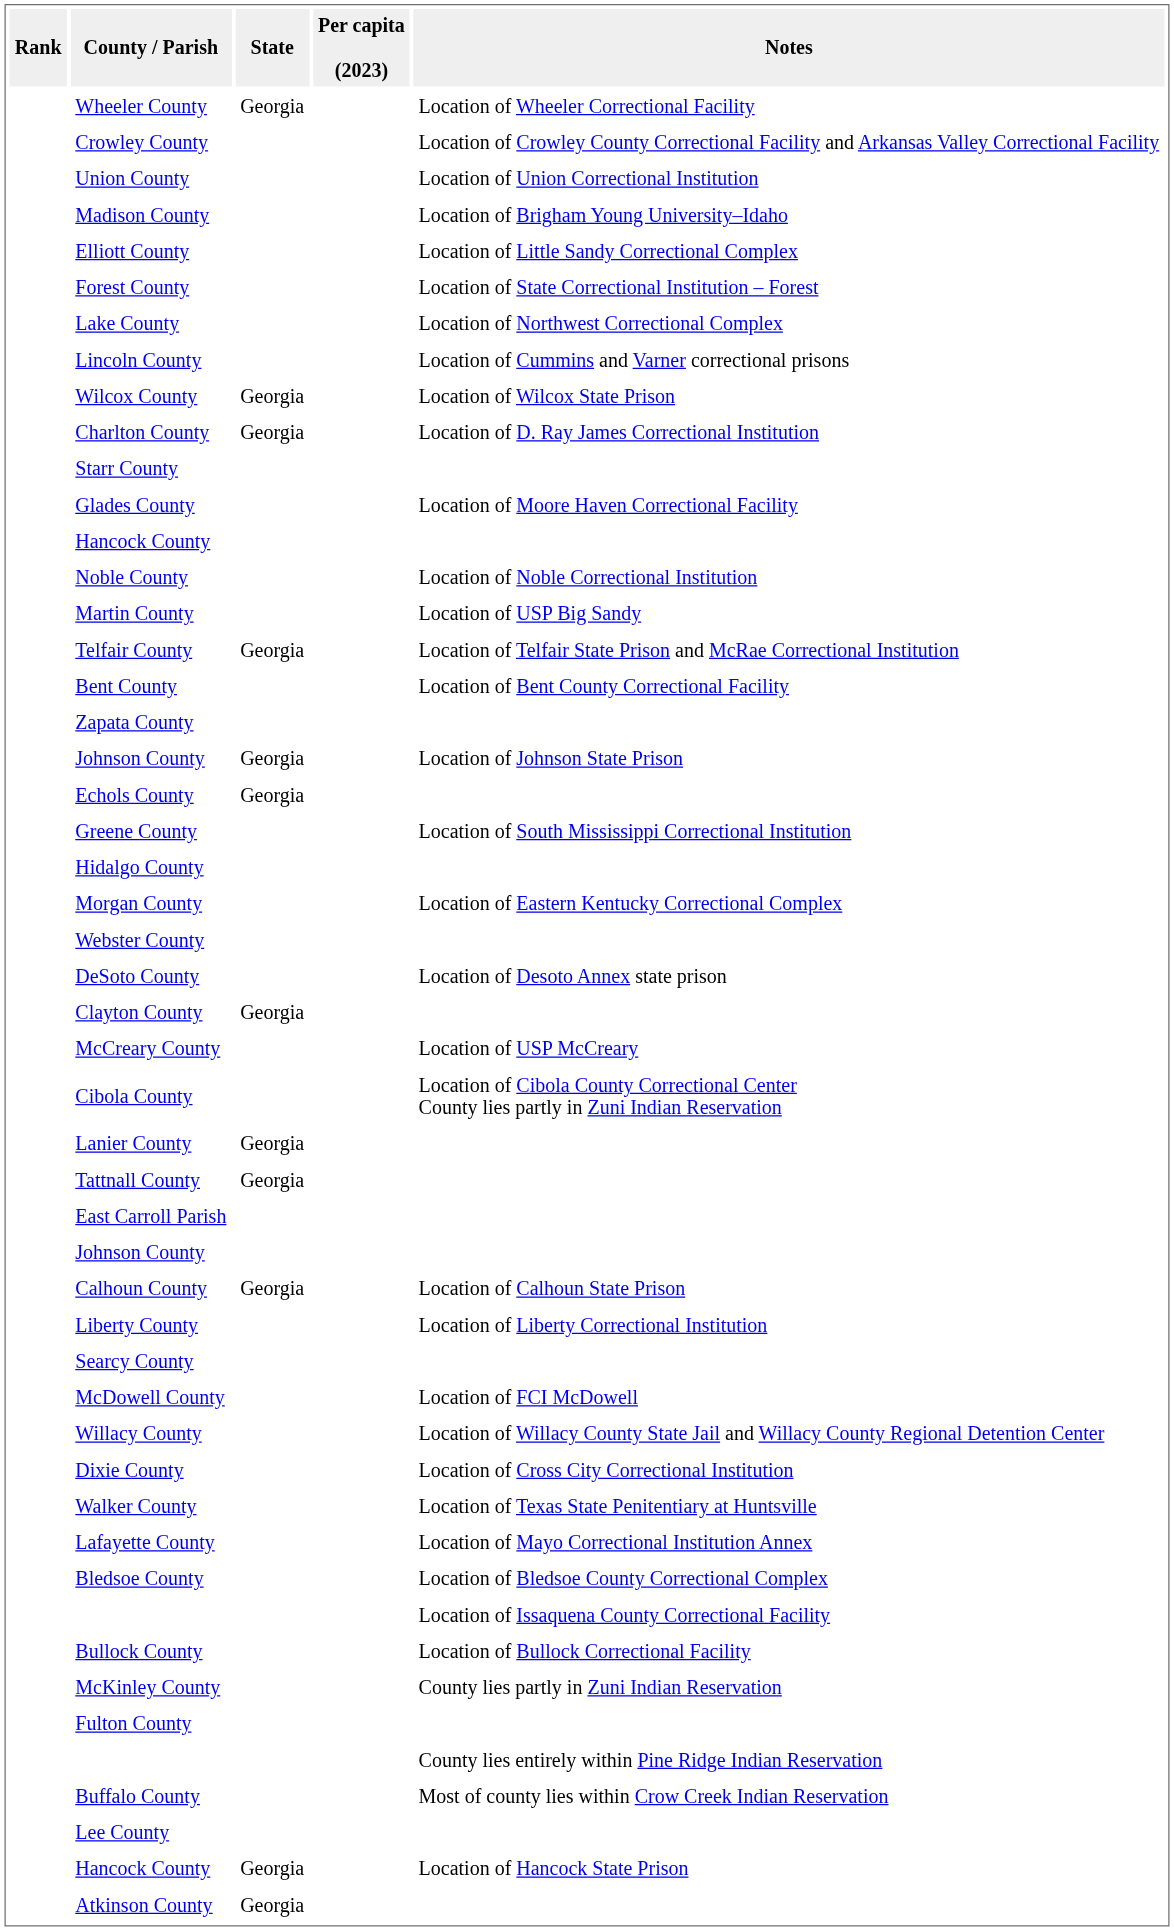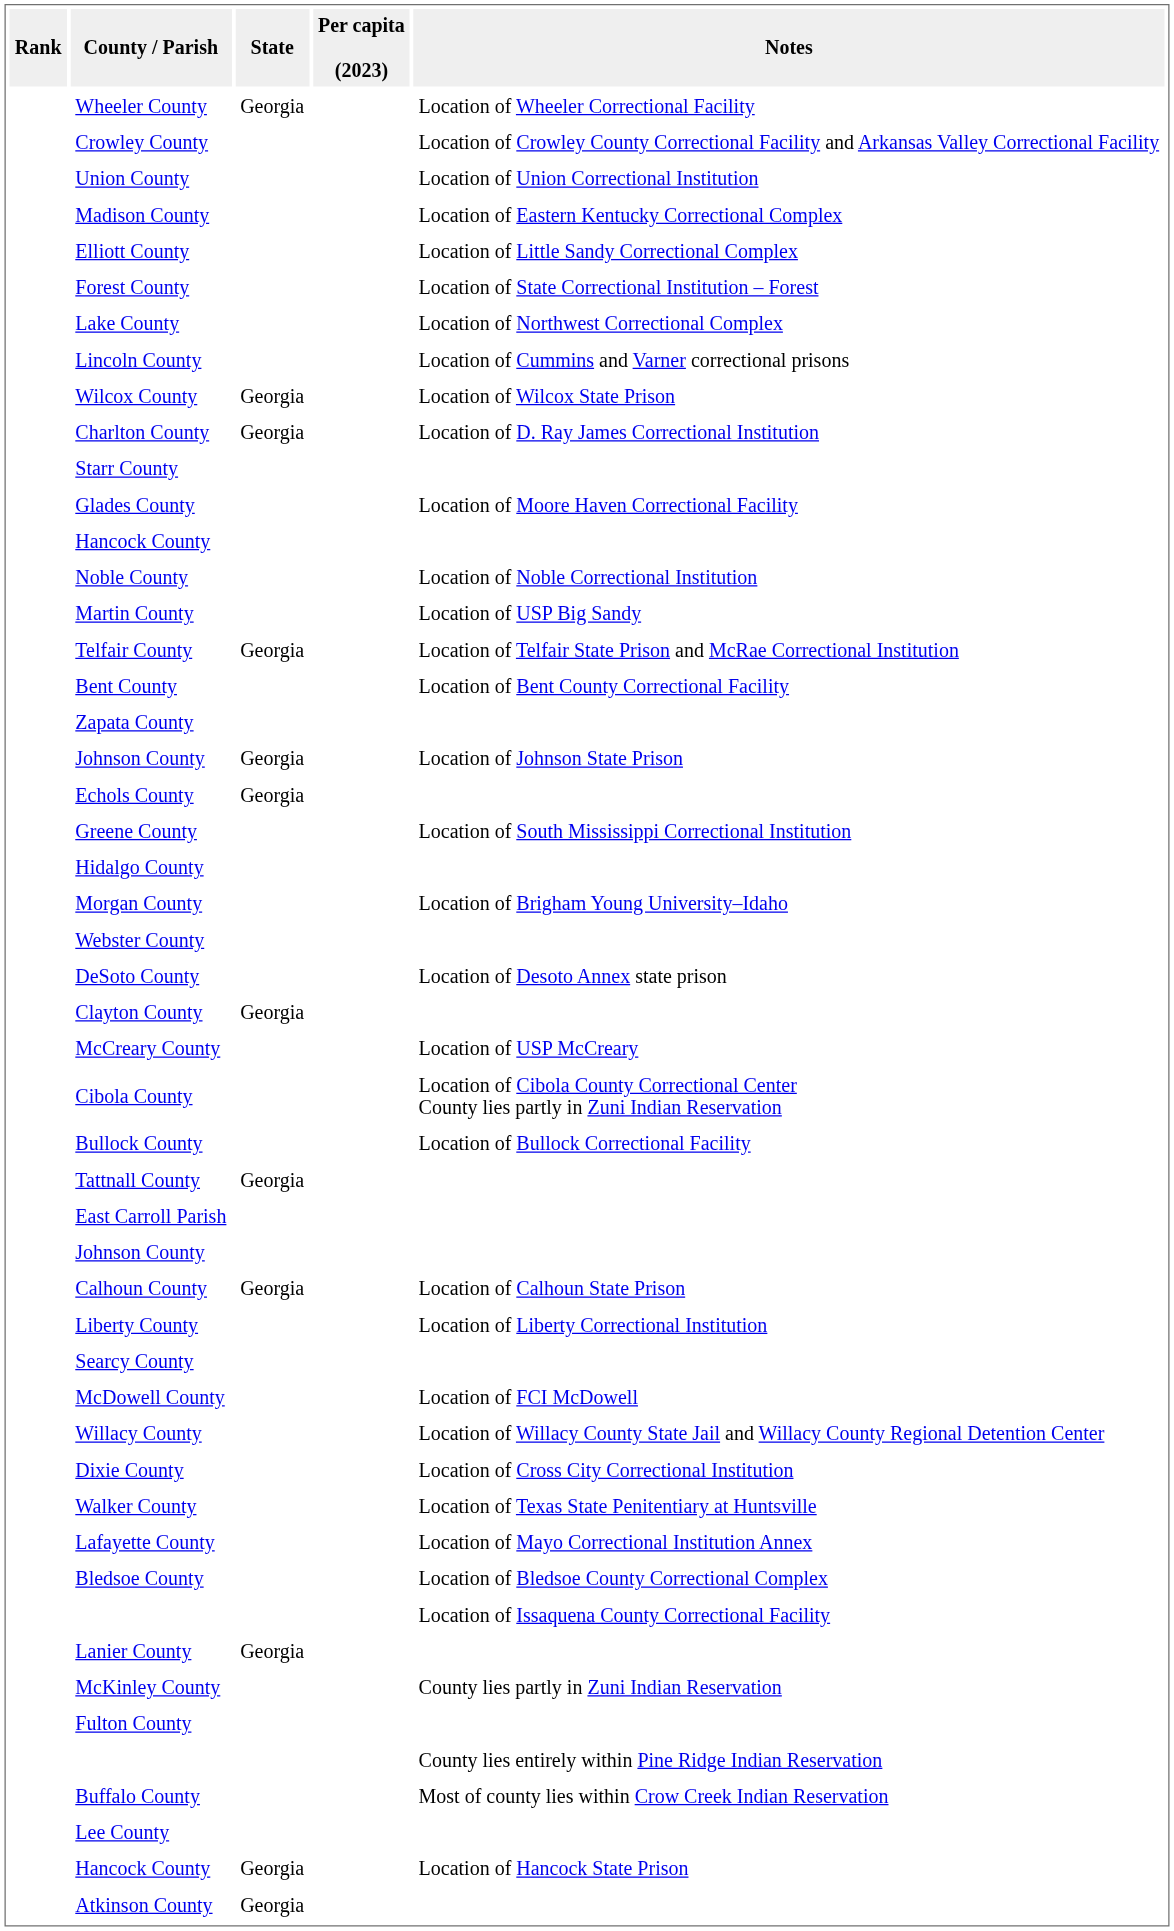(603, 215) Location of Brigham Young University–Idaho -> (630, 215) Location of Eastern Kentucky Correctional Complex
(630, 903) Location of Eastern Kentucky Correctional Complex -> (603, 903) Location of Brigham Young University–Idaho
rows swapped: (133, 1143) <-> (139, 1651)
